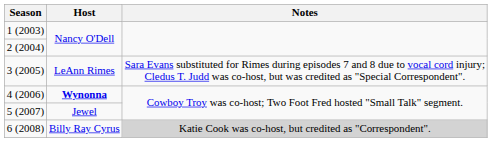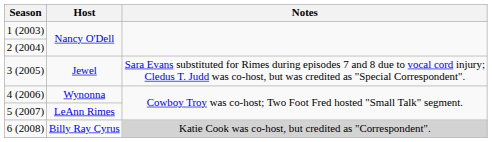(84, 71) LeAnn Rimes -> (84, 71) Jewel
(84, 94) bold -> (84, 94) normal
(84, 111) Jewel -> (84, 111) LeAnn Rimes
